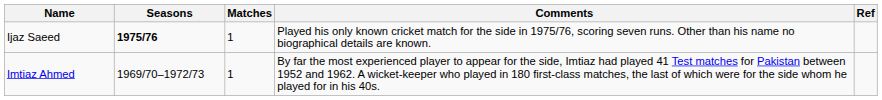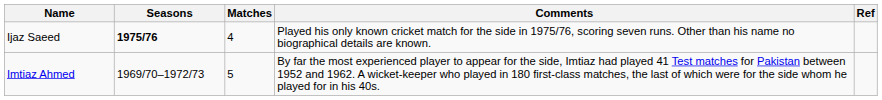(230, 37) 1 -> (230, 37) 4
(230, 74) 1 -> (230, 74) 5
